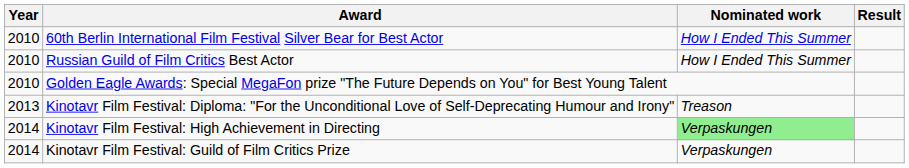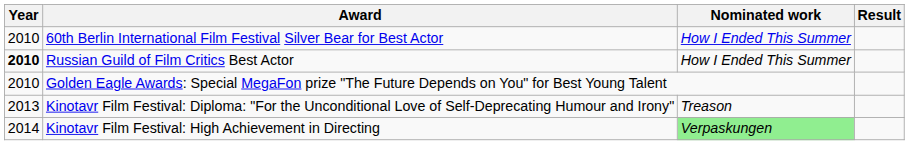(24, 60) normal -> (24, 60) bold
- row: (198, 151)
